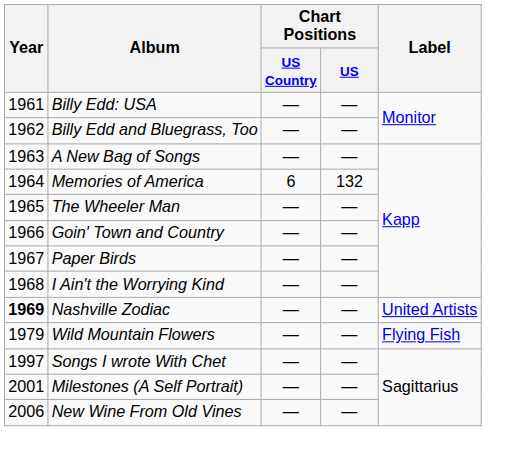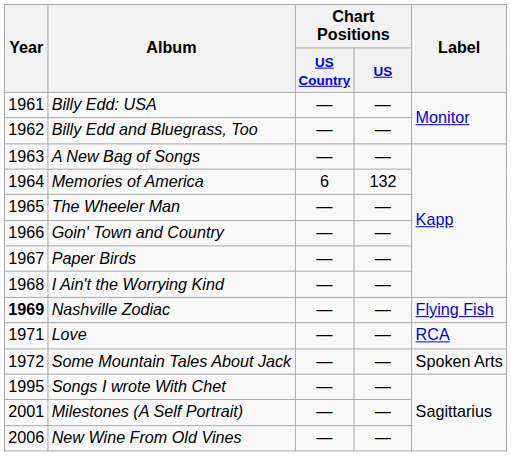(430, 309) United Artists -> (455, 309) Flying Fish
+ row: (69, 335)
+ row: (171, 361)
- row: (133, 335)
(26, 361) 1997 -> (26, 386) 1995
